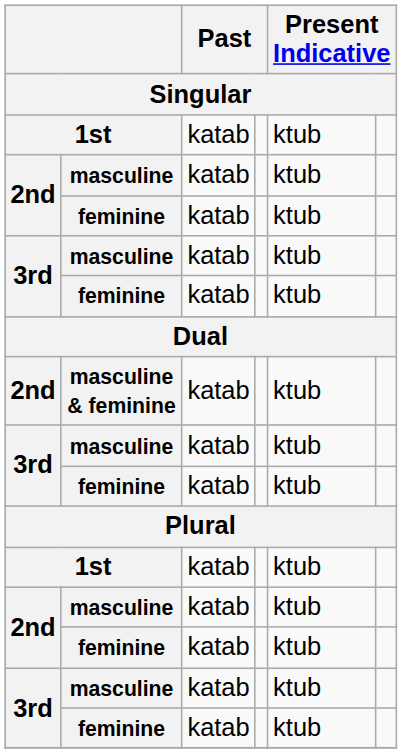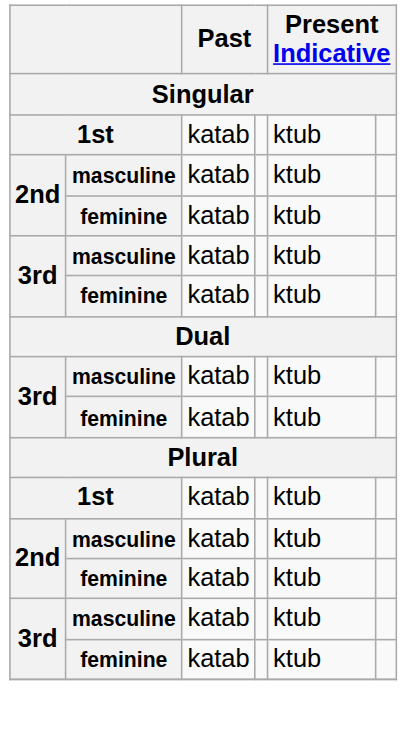- row: (33, 390)
